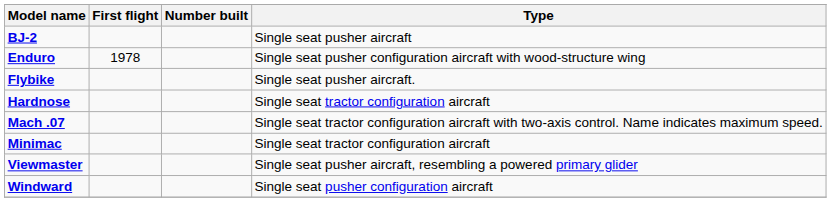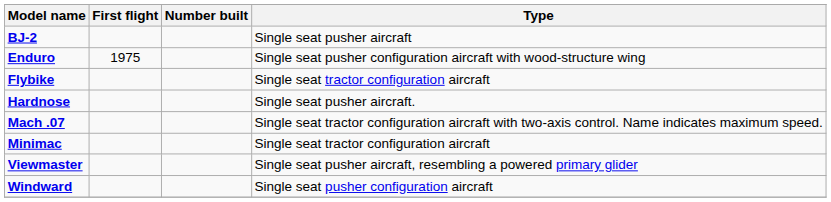(125, 58) 1978 -> (125, 58) 1975
(335, 80) Single seat pusher aircraft. -> (372, 80) Single seat tractor configuration aircraft
(372, 101) Single seat tractor configuration aircraft -> (335, 101) Single seat pusher aircraft.
